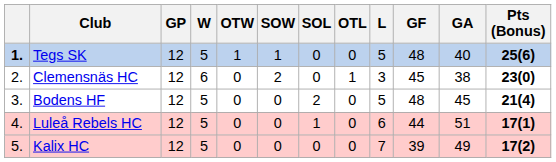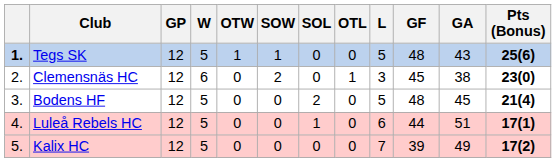(463, 54) 40 -> (463, 54) 43
